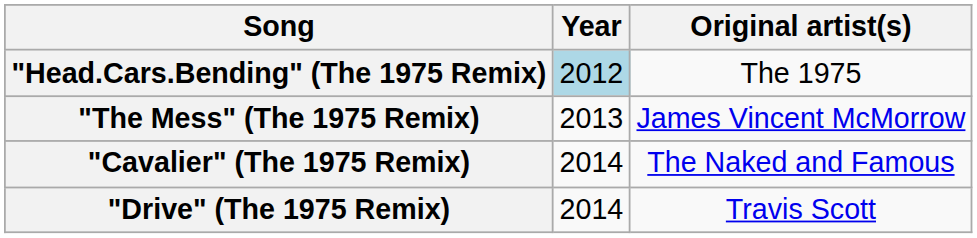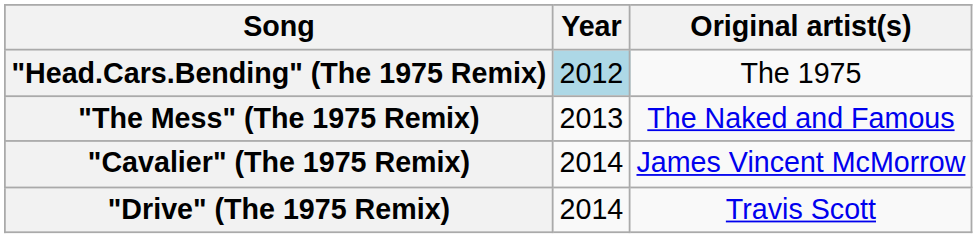(801, 118) James Vincent McMorrow -> (801, 118) The Naked and Famous
(801, 163) The Naked and Famous -> (801, 163) James Vincent McMorrow
